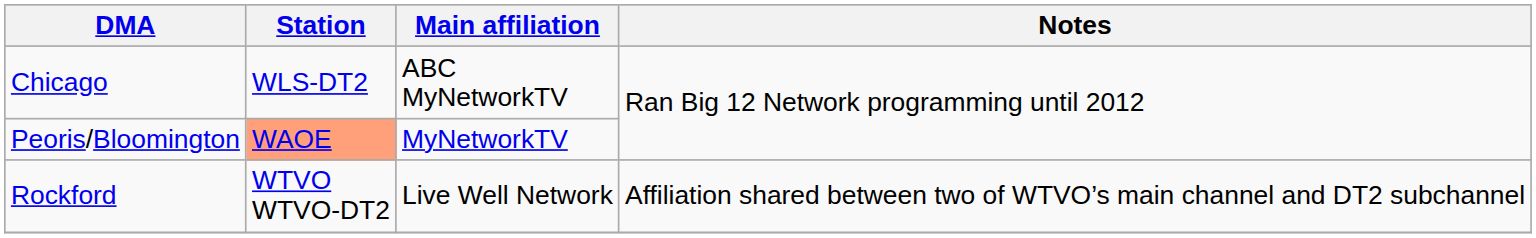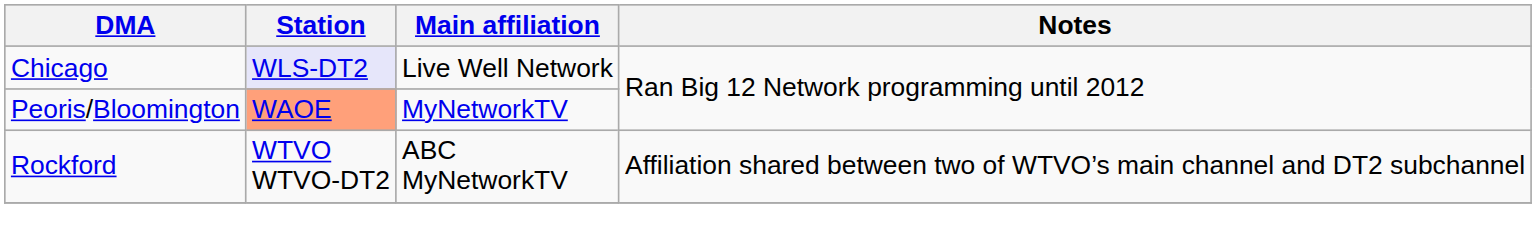(310, 82) no background -> (310, 67) lavender background
(485, 82) ABC MyNetworkTV -> (507, 67) Live Well Network
(507, 195) Live Well Network -> (485, 165) ABC MyNetworkTV
